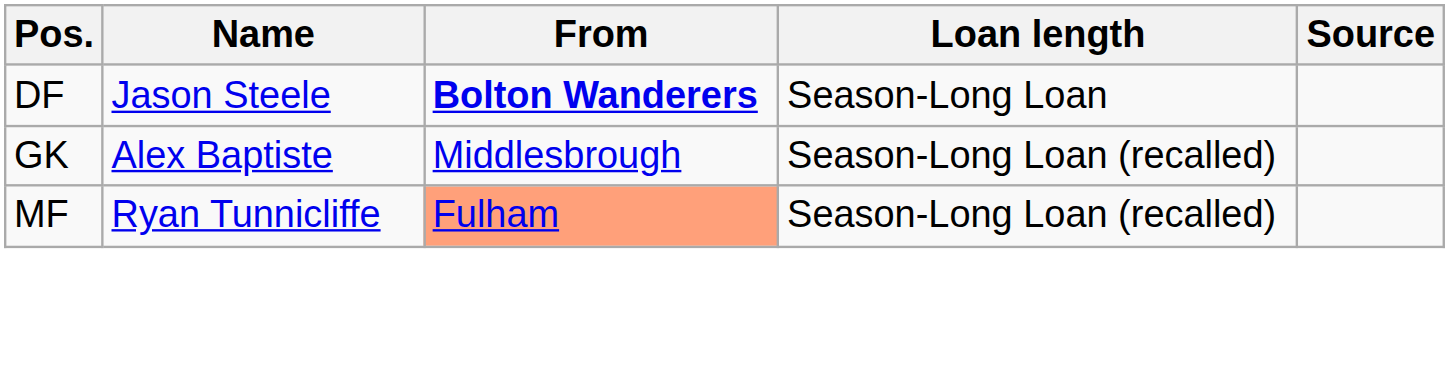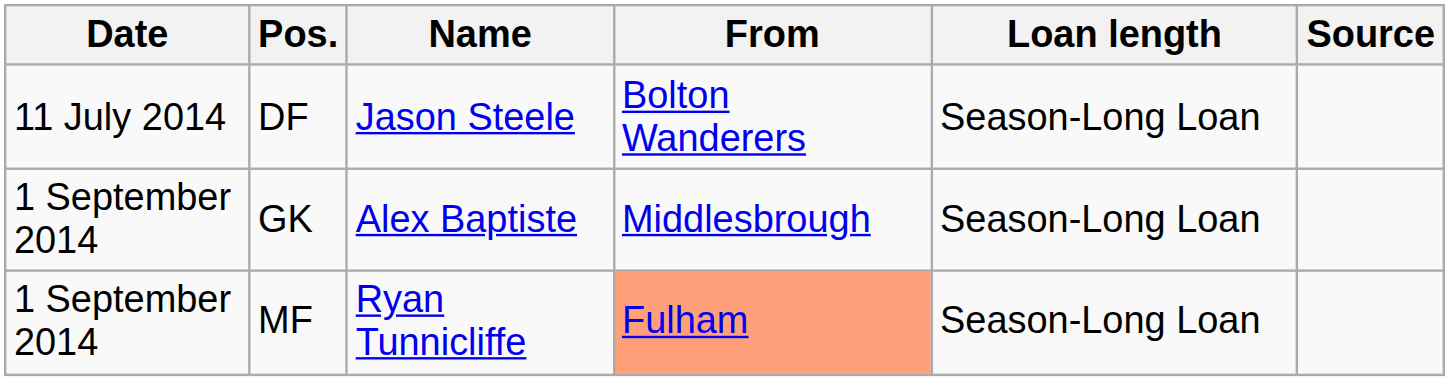+ column: (127, 34)
(595, 94) bold -> (714, 116) normal
(1032, 154) Season-Long Loan (recalled) -> (1100, 218) Season-Long Loan
(1032, 214) Season-Long Loan (recalled) -> (1100, 321) Season-Long Loan
